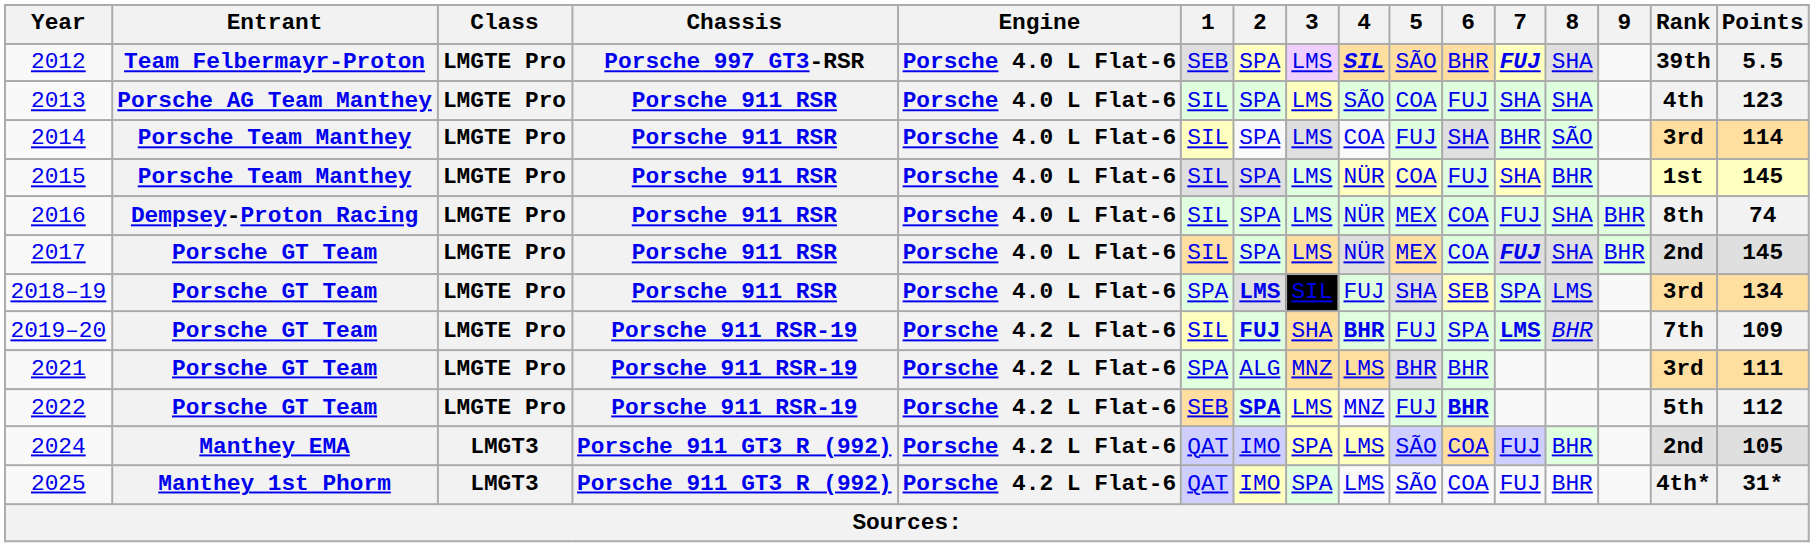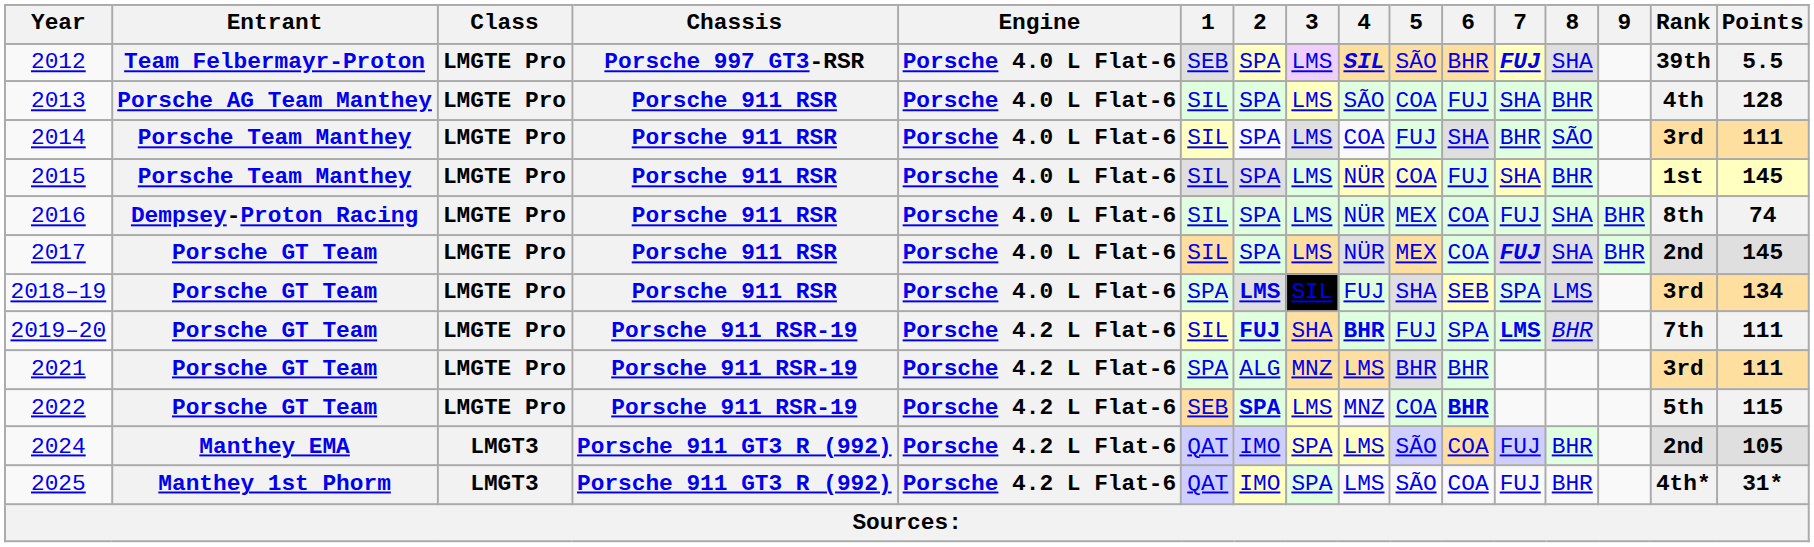(1572, 100) SHA -> (1572, 100) BHR
(1763, 100) 123 -> (1763, 100) 128
(1763, 139) 114 -> (1763, 139) 111
(1763, 330) 109 -> (1763, 330) 111
(1416, 407) FUJ -> (1416, 407) COA
(1763, 407) 112 -> (1763, 407) 115
